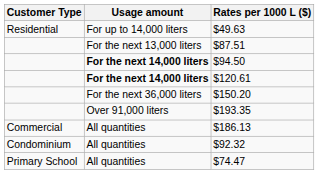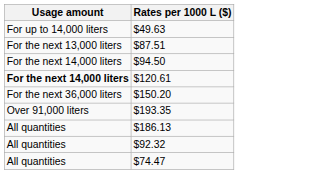- column: (44, 12)
(147, 62) bold -> (64, 62) normal
